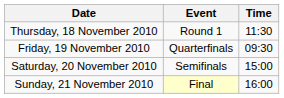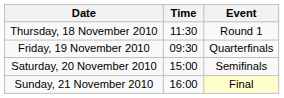columns swapped: (259, 13) <-> (201, 13)
